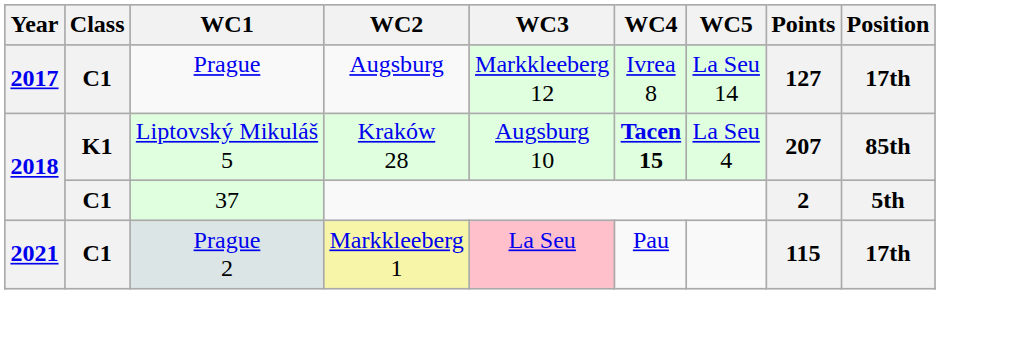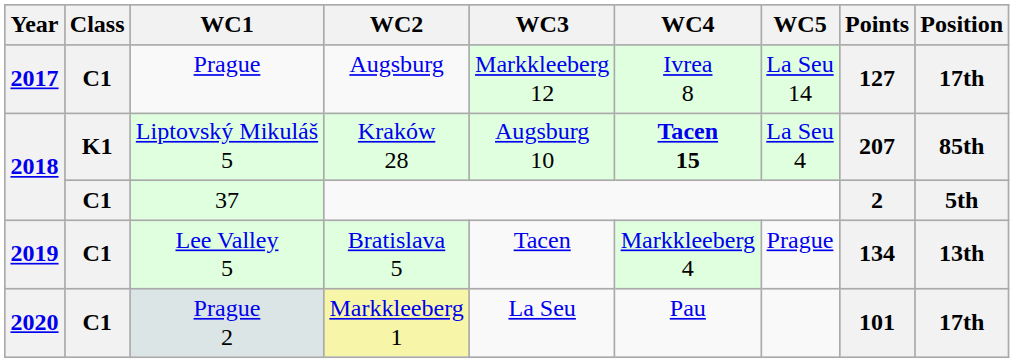+ row: (227, 254)
(35, 254) 2021 -> (35, 322) 2020
(542, 254) pink background -> (542, 322) no background
(803, 254) 115 -> (877, 322) 101
